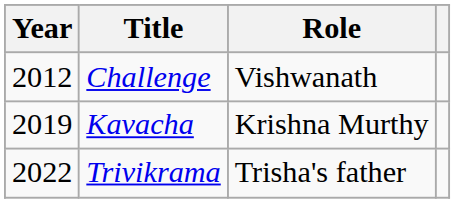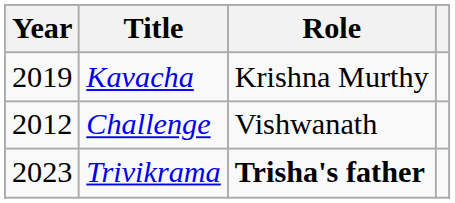rows swapped: (148, 76) <-> (140, 124)
(42, 172) 2022 -> (42, 172) 2023
(320, 172) normal -> (330, 172) bold
